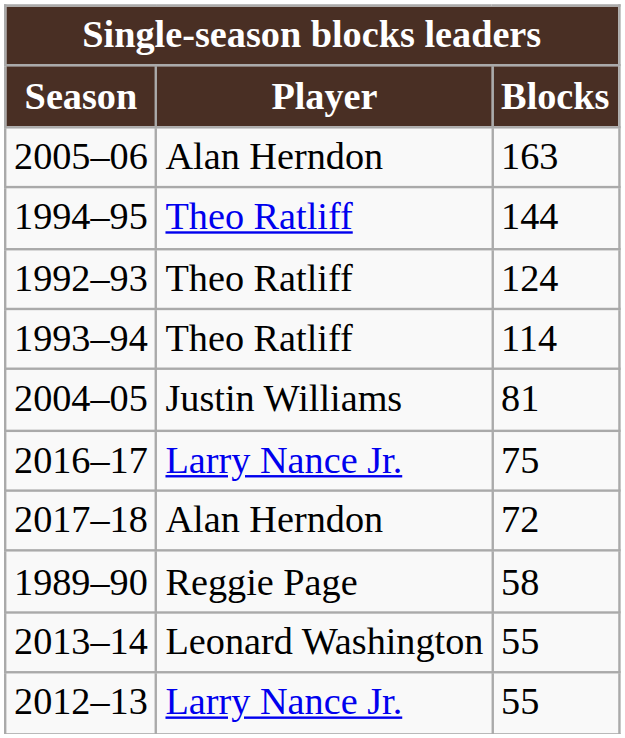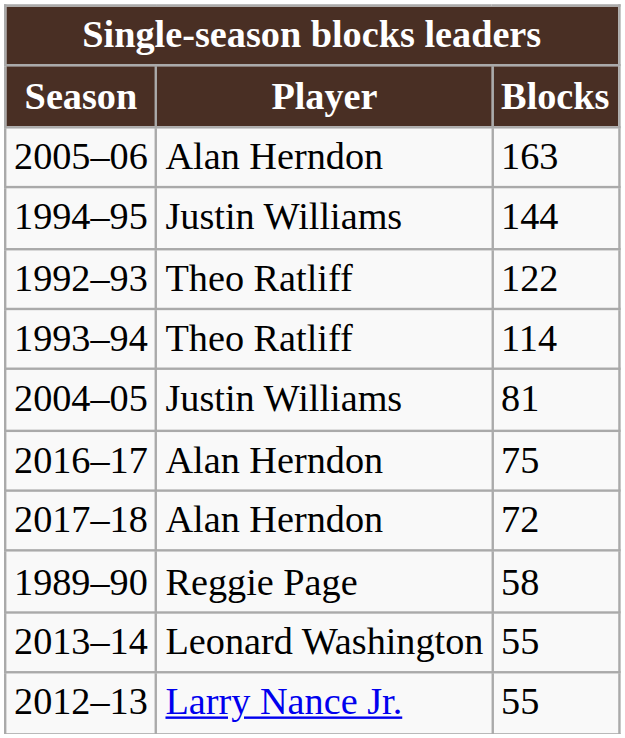(259, 217) Theo Ratliff -> (284, 217) Justin Williams
(530, 277) 124 -> (530, 277) 122
(284, 459) Larry Nance Jr. -> (274, 459) Alan Herndon
